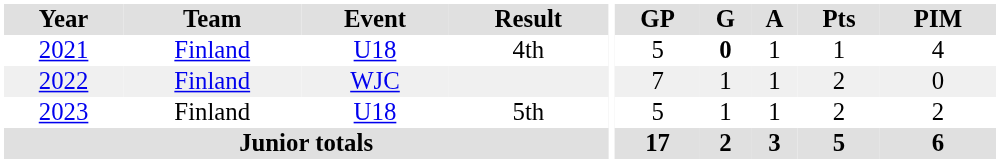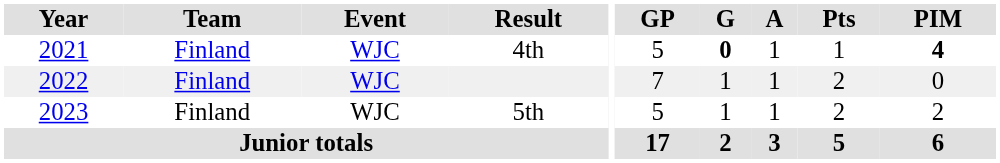(375, 50) U18 -> (375, 50) WJC
(938, 50) normal -> (938, 50) bold
(375, 112) U18 -> (375, 112) WJC
